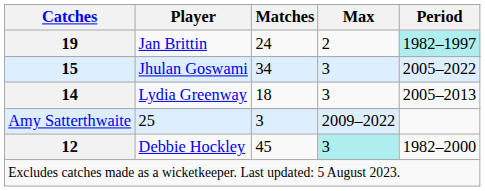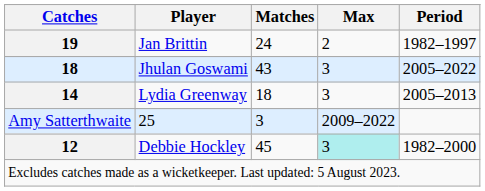(440, 43) paleturquoise background -> (440, 43) no background
(70, 69) 15 -> (70, 69) 18
(264, 69) 34 -> (264, 69) 43
